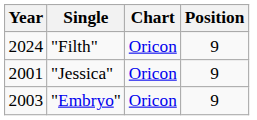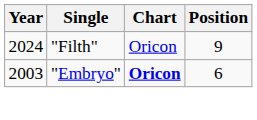- row: (82, 73)
(153, 100) normal -> (155, 73) bold
(215, 100) 9 -> (218, 73) 6
